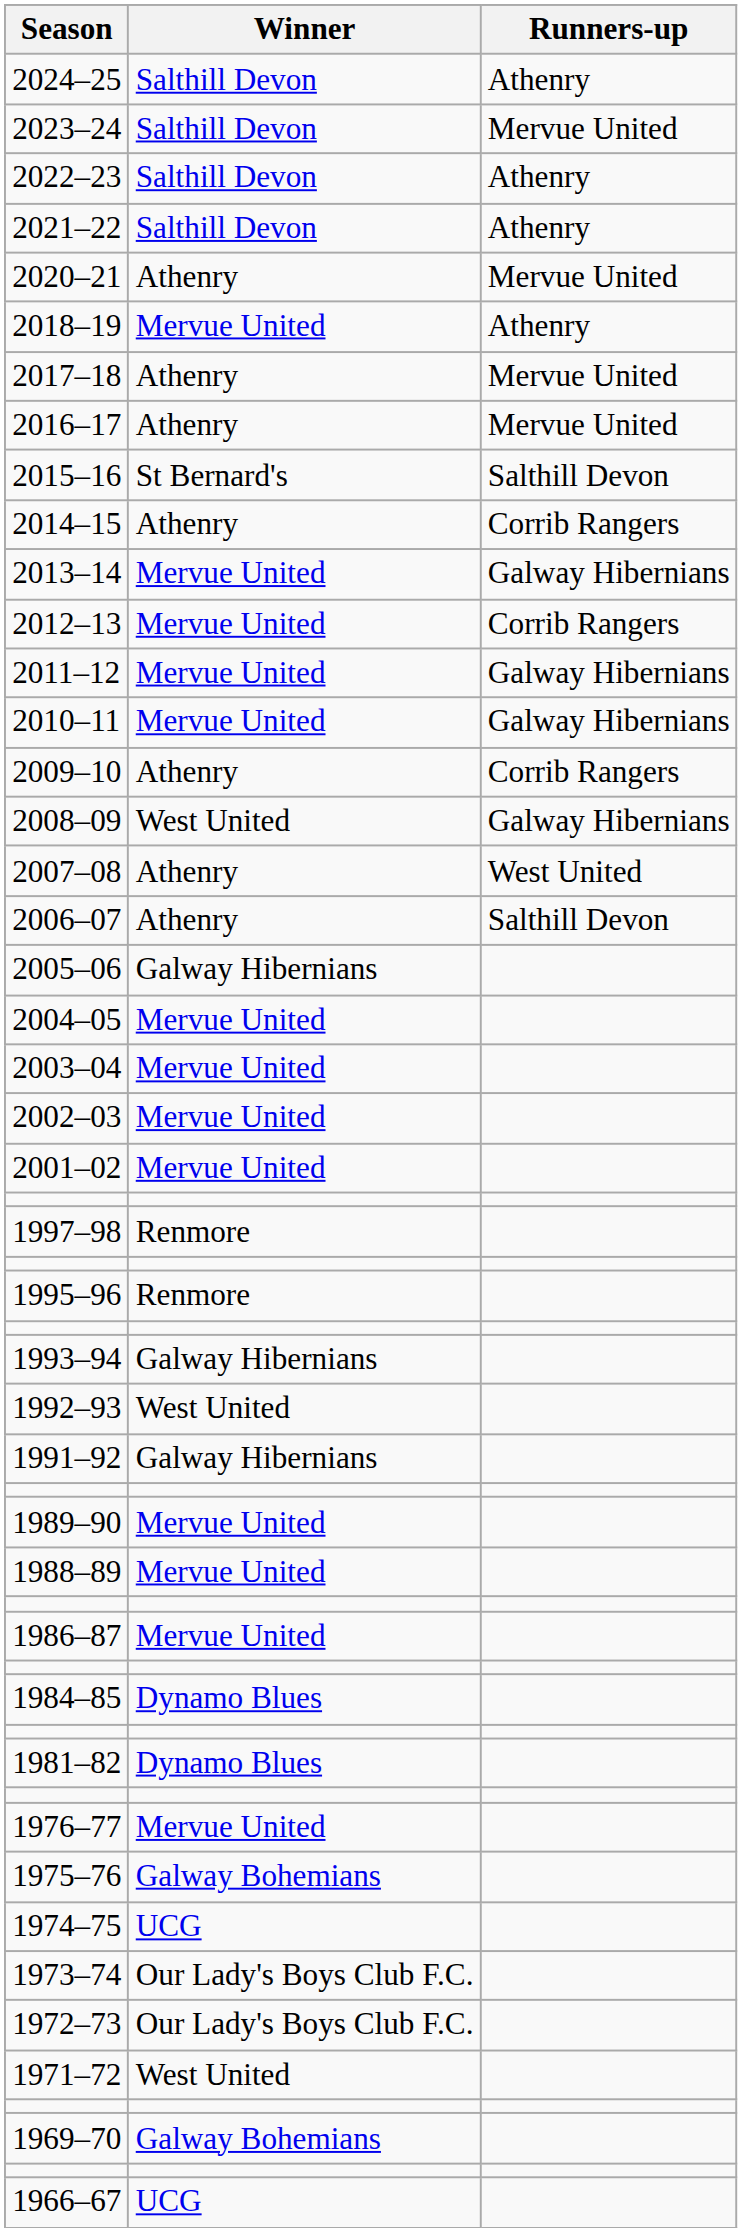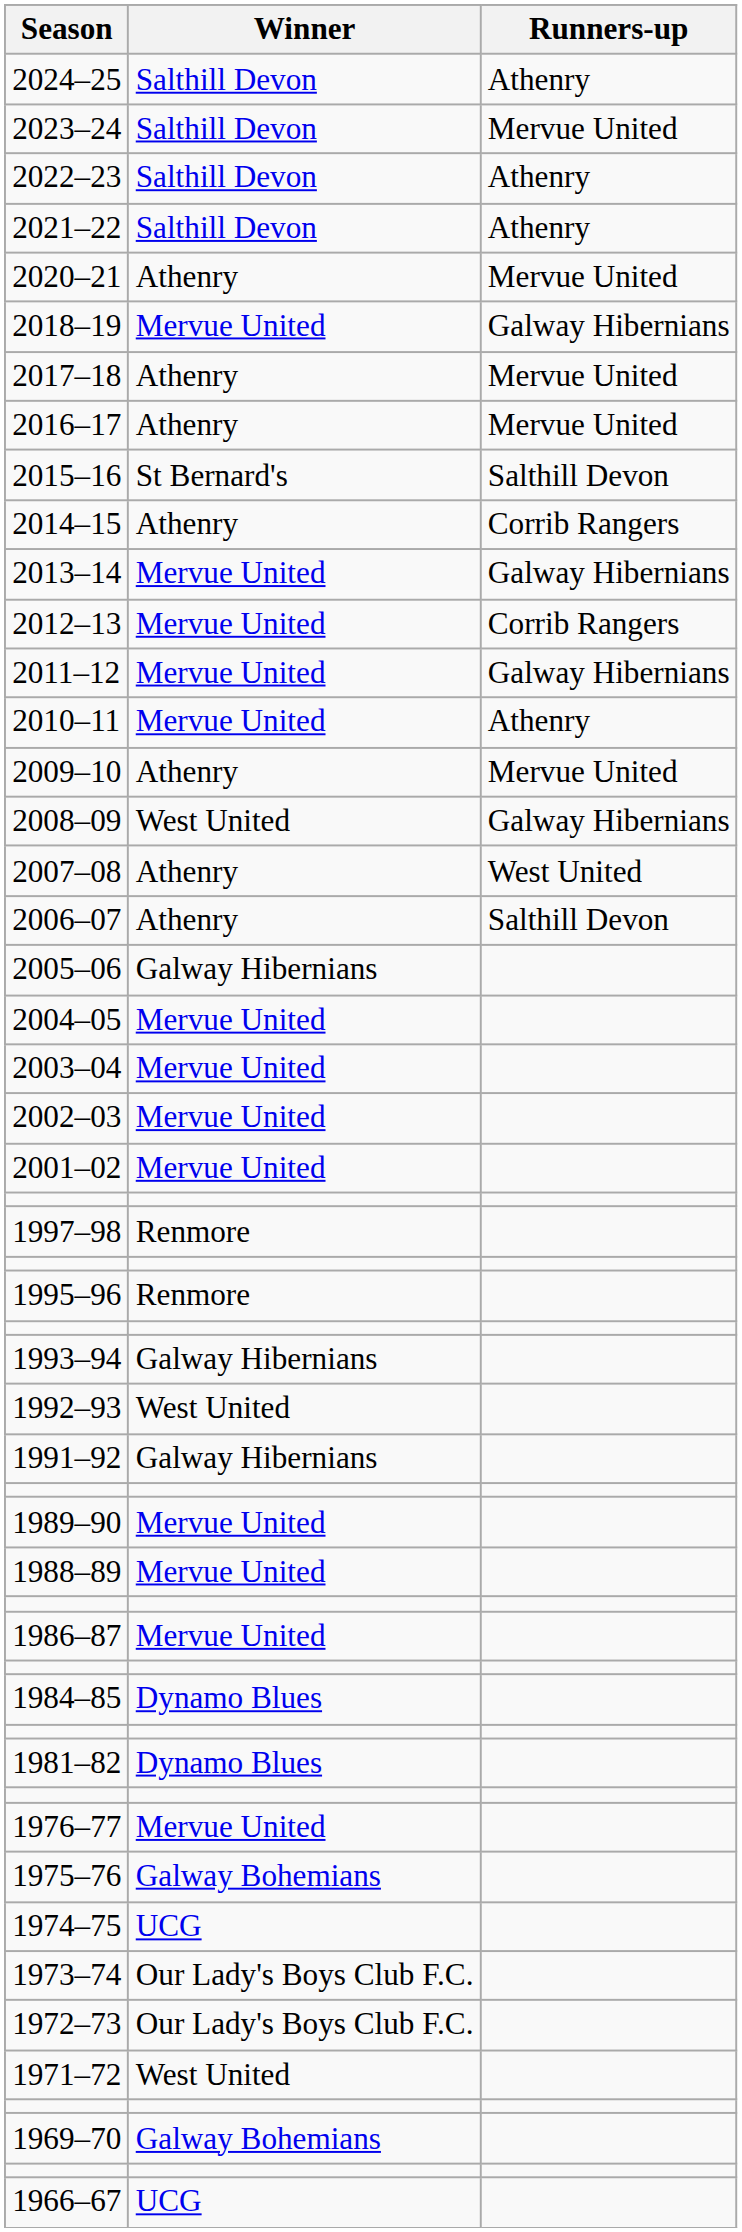(539, 326) Athenry -> (609, 326) Galway Hibernians
(609, 721) Galway Hibernians -> (539, 721) Athenry
(584, 771) Corrib Rangers -> (583, 771) Mervue United
